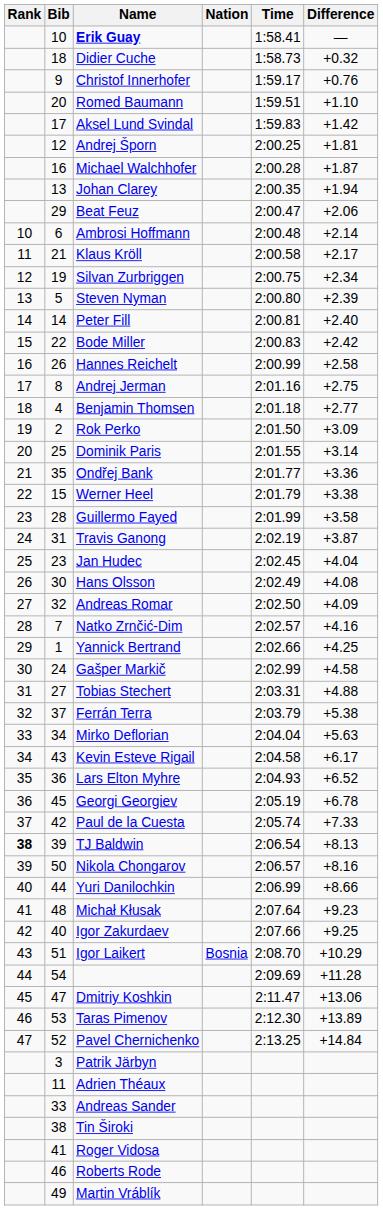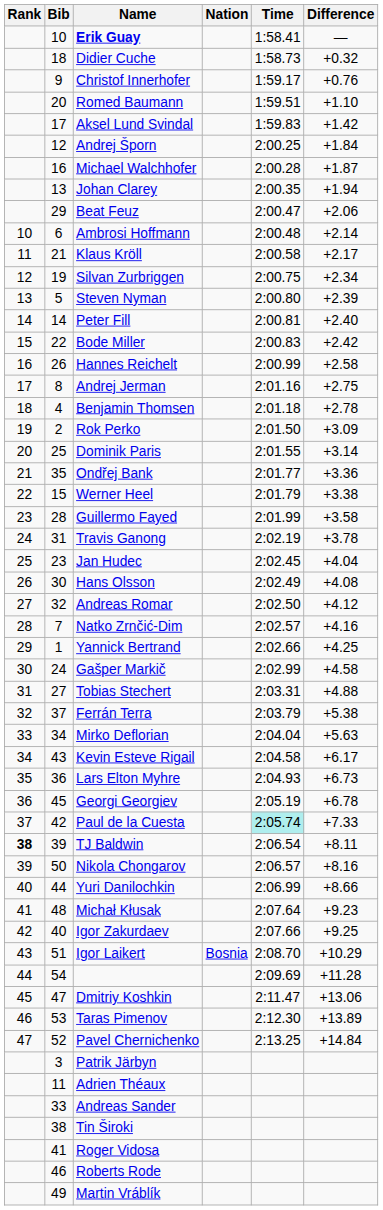(341, 146) +1.81 -> (341, 146) +1.84
(341, 408) +2.77 -> (341, 408) +2.78
(341, 539) +3.87 -> (341, 539) +3.78
(341, 604) +4.09 -> (341, 604) +4.12
(341, 779) +6.52 -> (341, 779) +6.73
(278, 822) no background -> (278, 822) paleturquoise background
(341, 844) +8.13 -> (341, 844) +8.11
